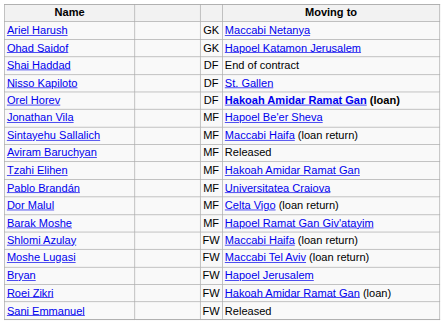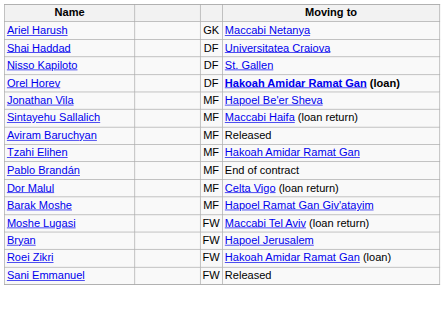- row: (38, 48)
(262, 65) End of contract -> (278, 48) Universitatea Craiova
(278, 188) Universitatea Craiova -> (262, 170) End of contract
- row: (42, 240)
